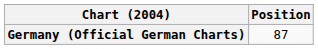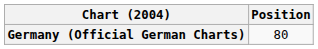(281, 35) 87 -> (281, 35) 80
